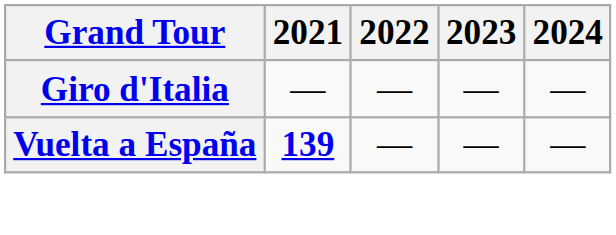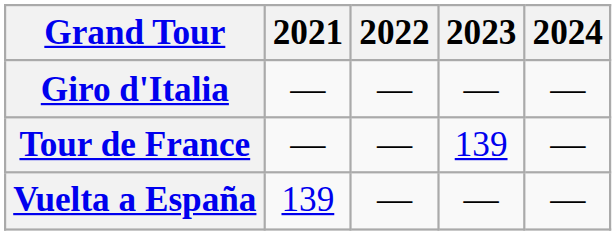+ row: (135, 144)
(308, 144) bold -> (308, 199) normal
